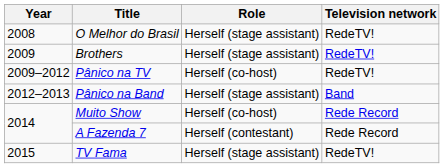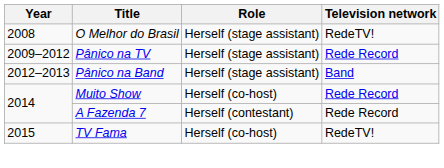- row: (99, 53)
(231, 73) Herself (co-host) -> (252, 53) Herself (stage assistant)
(350, 73) RedeTV! -> (362, 53) Rede Record
(252, 152) Herself (stage assistant) -> (231, 133) Herself (co-host)
